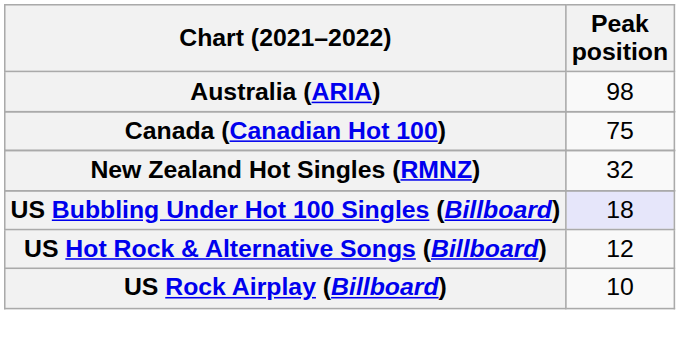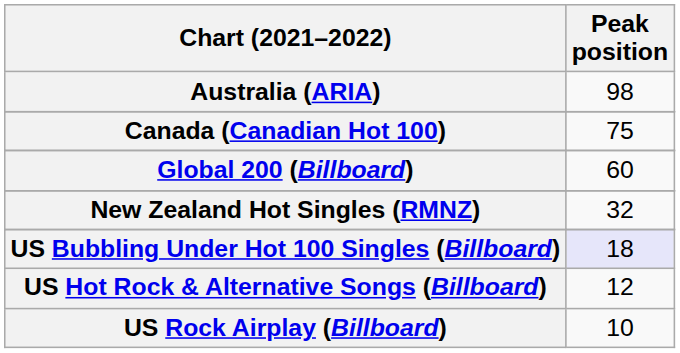+ row: (285, 170)
